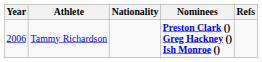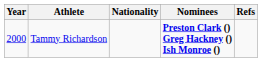(16, 38) 2006 -> (16, 38) 2000
